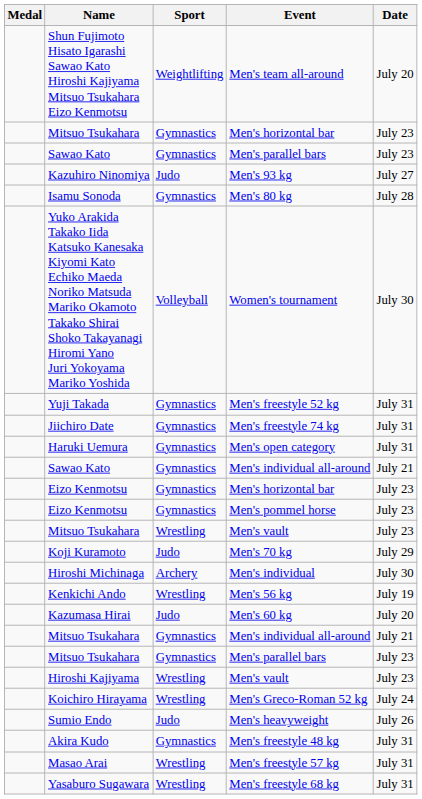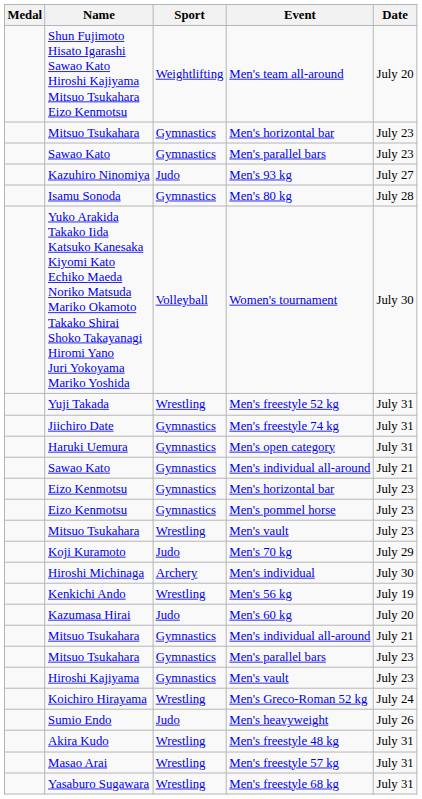(186, 404) Gymnastics -> (181, 404) Wrestling
(181, 678) Wrestling -> (186, 678) Gymnastics
(186, 741) Gymnastics -> (181, 741) Wrestling
